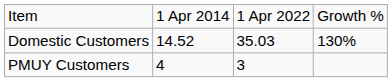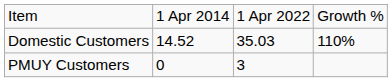(337, 40) 130% -> (336, 40) 110%
(160, 64) 4 -> (160, 64) 0
